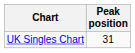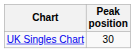(108, 39) 31 -> (108, 39) 30
